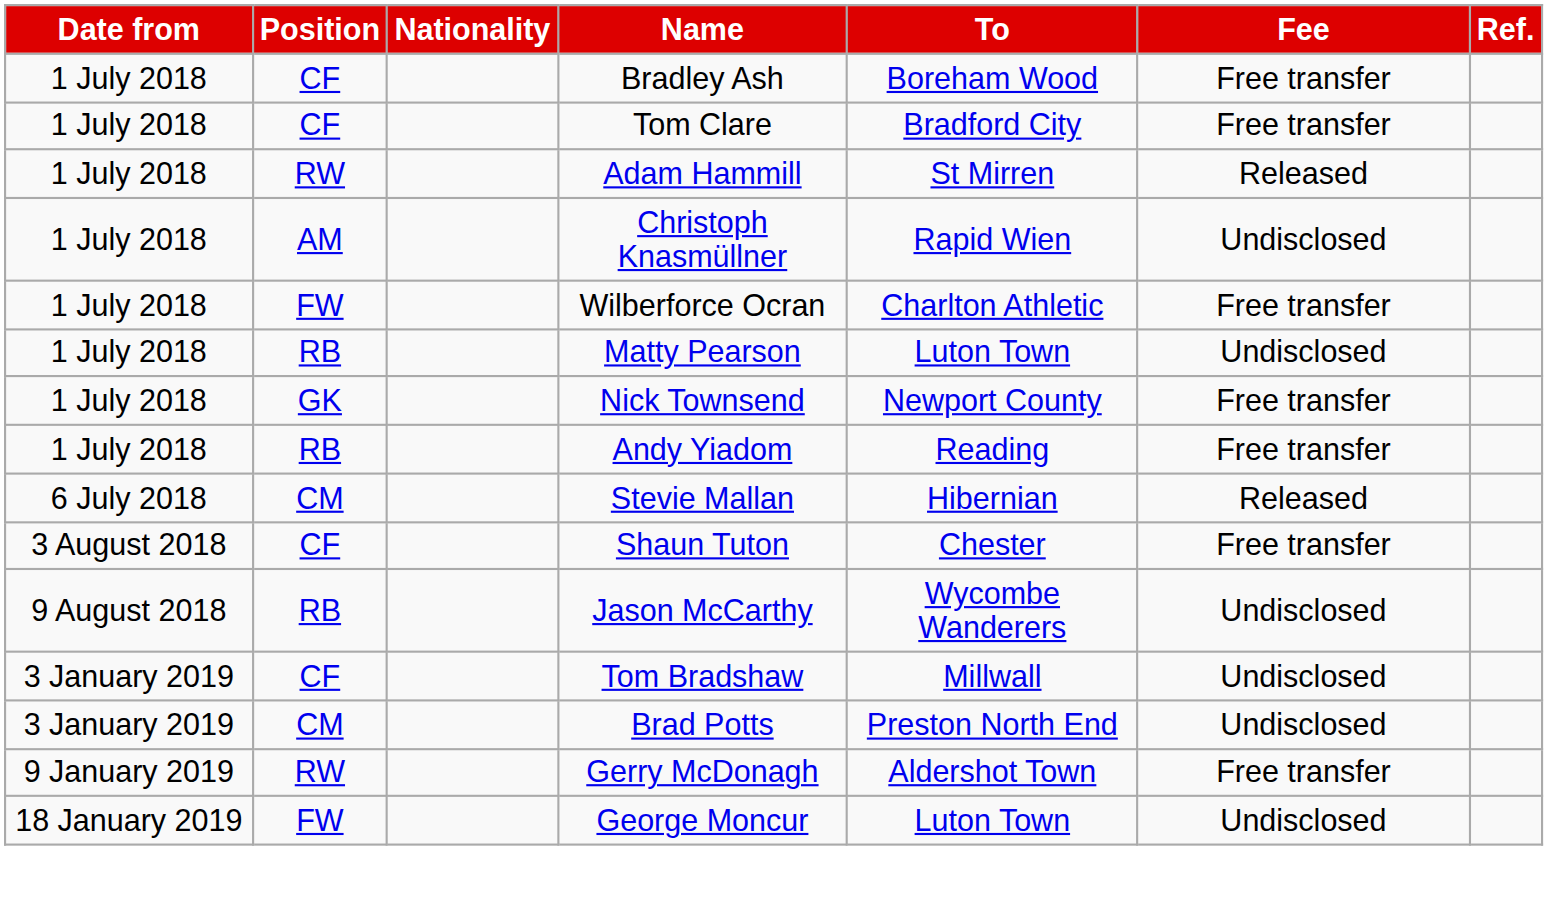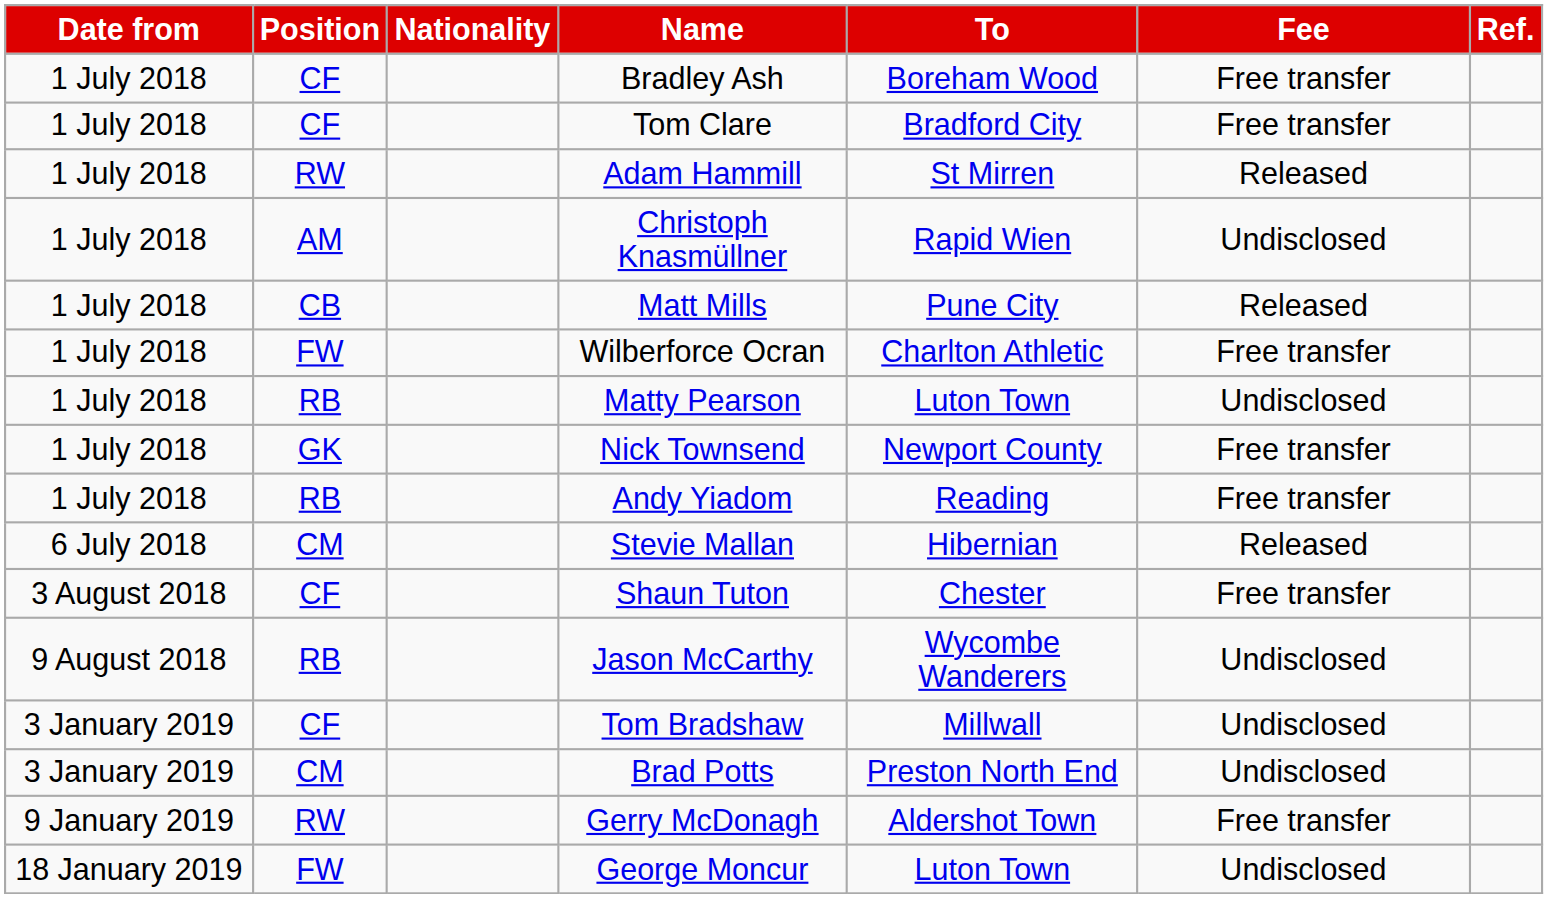+ row: (702, 305)
